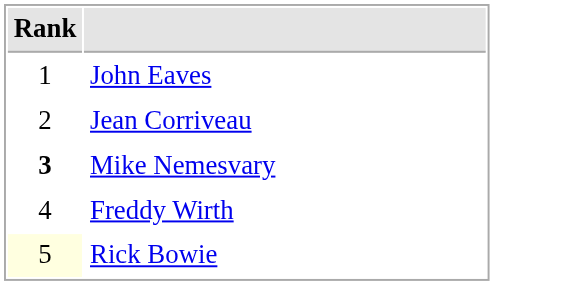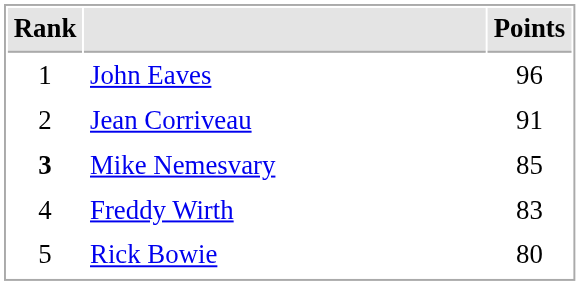+ column: (529, 28)
(45, 255) lightyellow background -> (45, 255) no background
